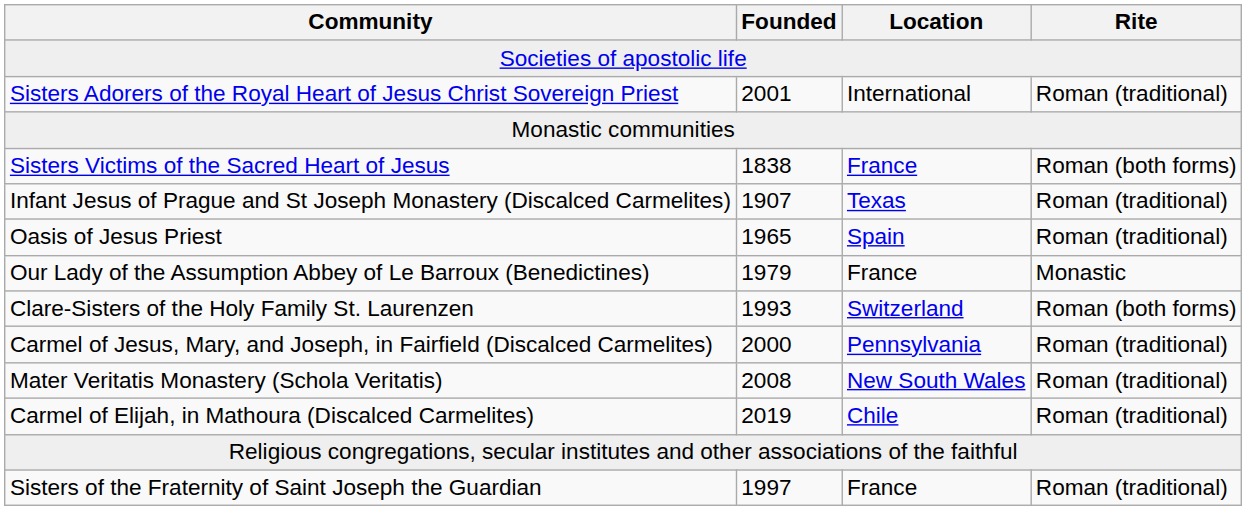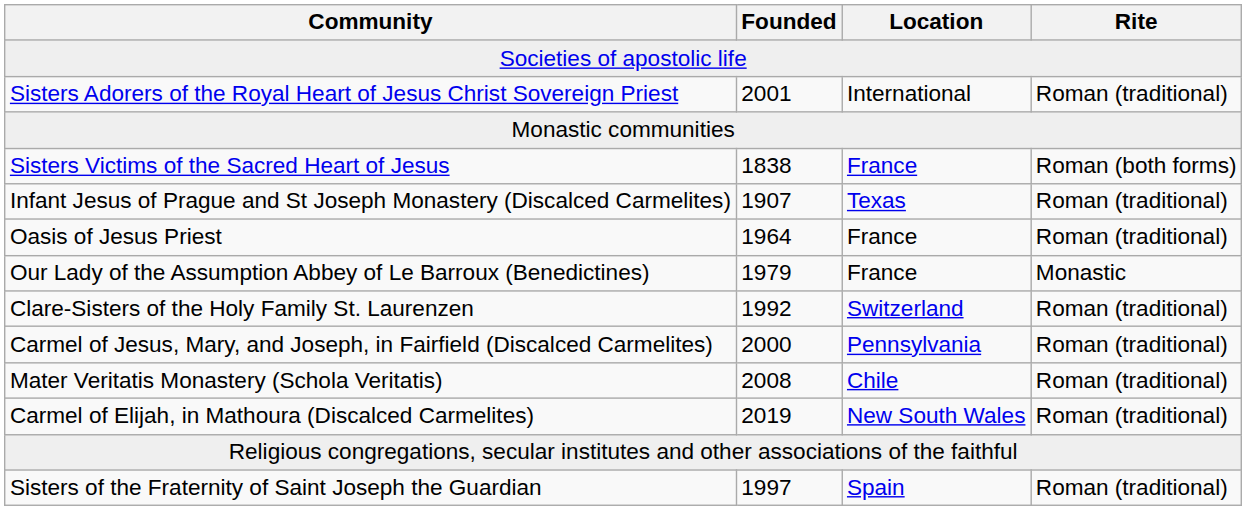(766, 237) 1965 -> (766, 237) 1964
(876, 237) Spain -> (882, 237) France
(766, 308) 1993 -> (766, 308) 1992
(1136, 308) Roman (both forms) -> (1132, 308) Roman (traditional)
(936, 380) New South Wales -> (873, 380) Chile
(873, 415) Chile -> (936, 415) New South Wales
(882, 487) France -> (876, 487) Spain
